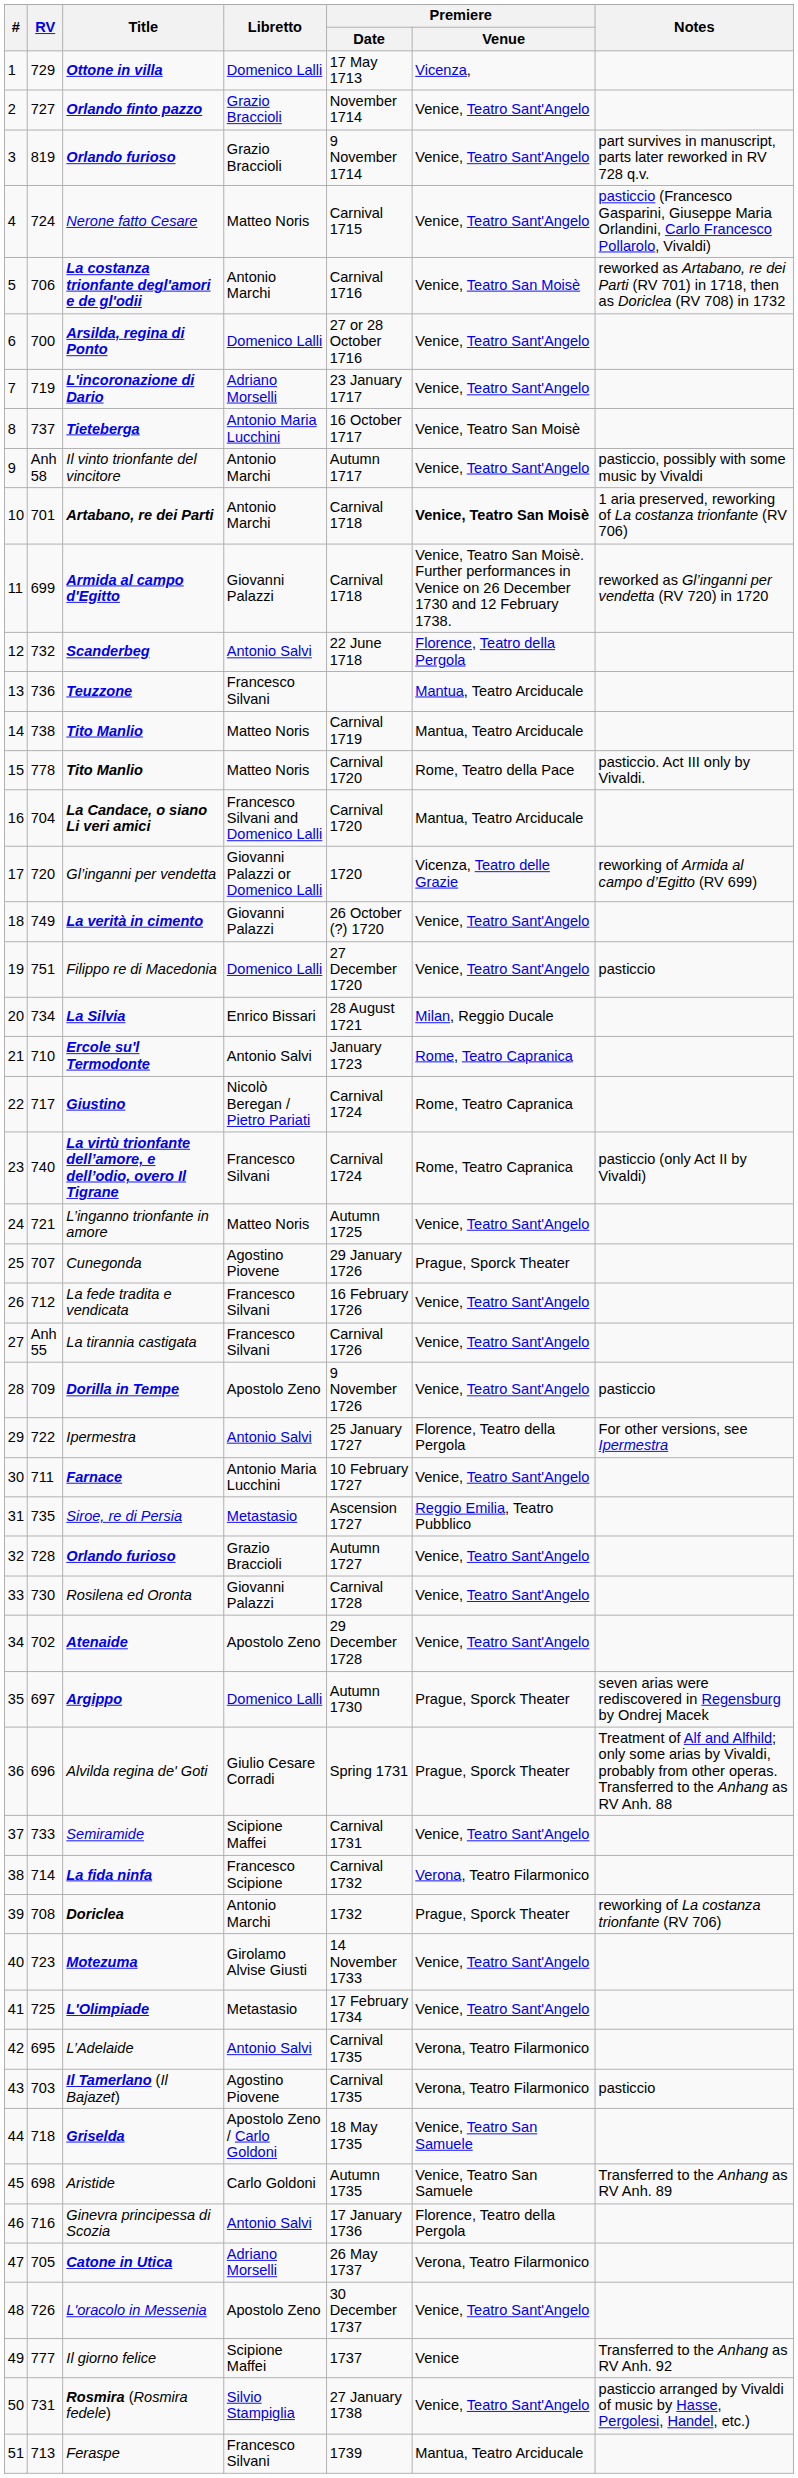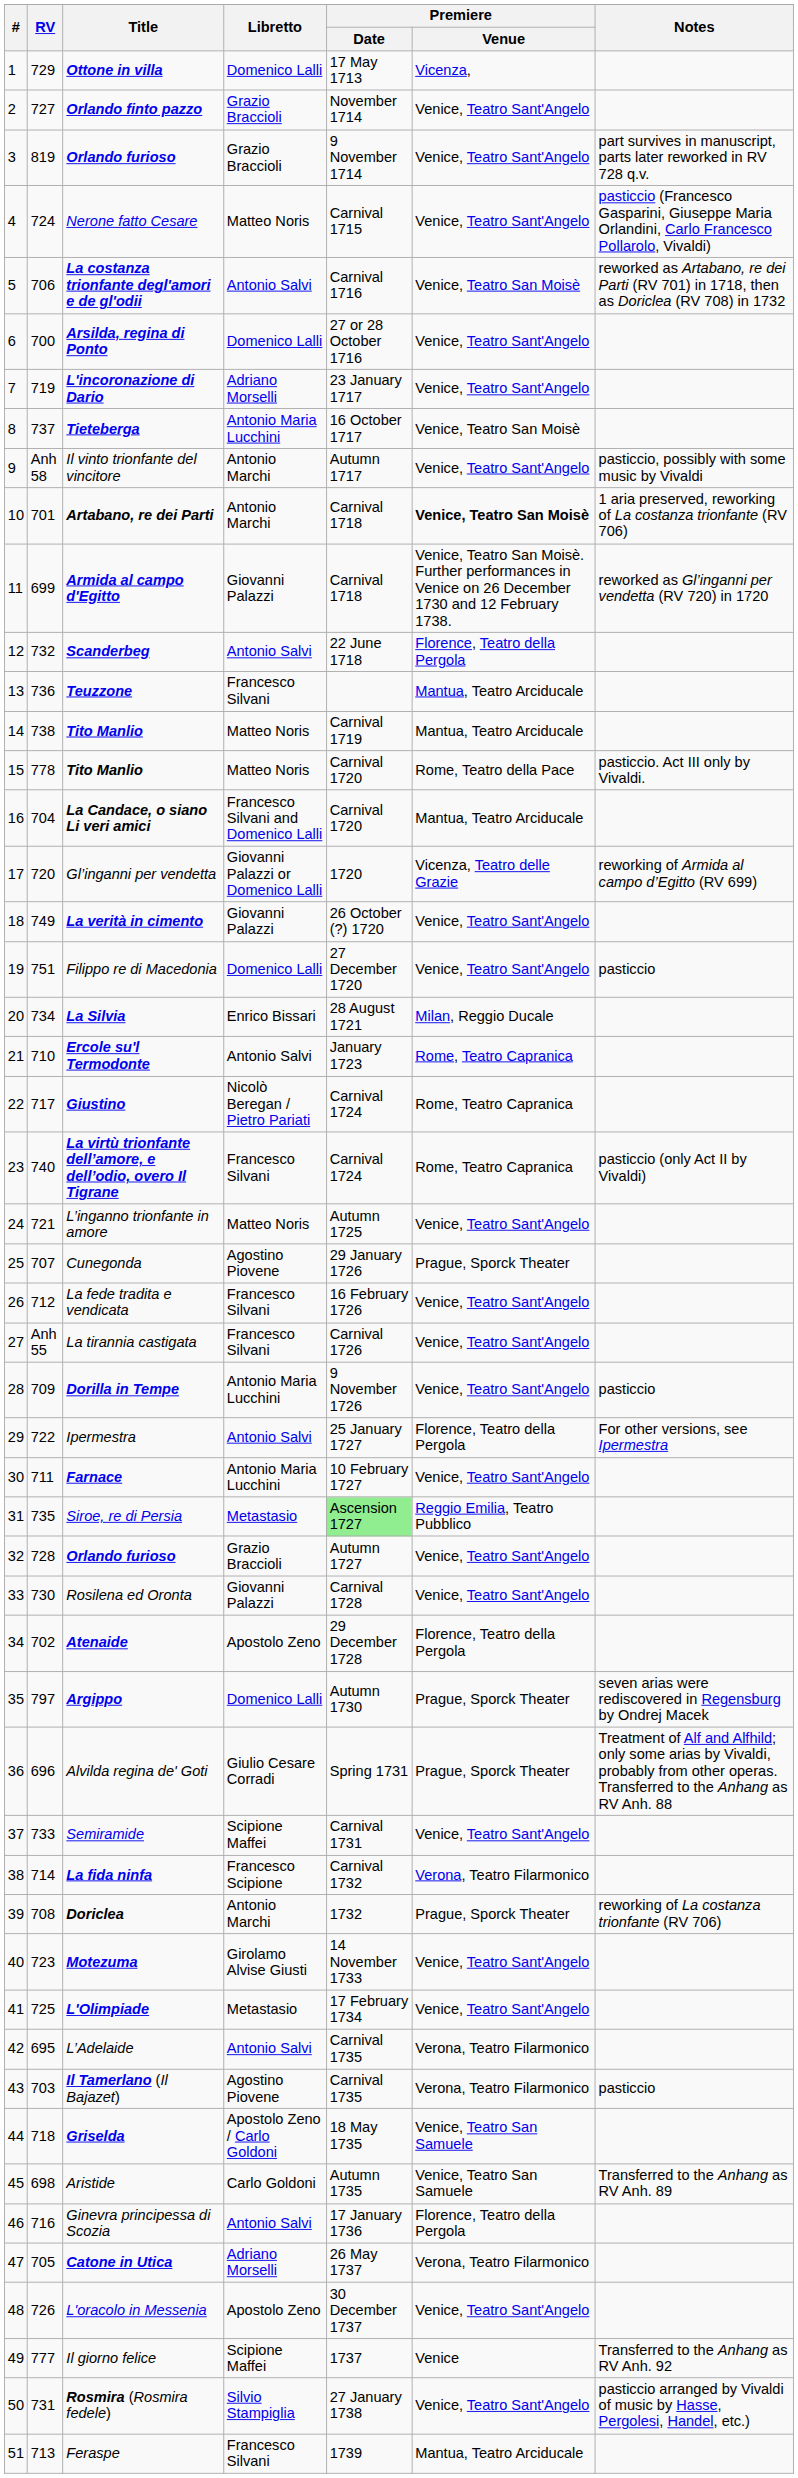(251, 285) Antonio Marchi -> (269, 285) Antonio Salvi
(274, 1390) Apostolo Zeno -> (272, 1390) Antonio Maria Lucchini
(363, 1516) no background -> (363, 1516) lightgreen background
(502, 1643) Venice, Teatro Sant'Angelo -> (485, 1643) Florence, Teatro della Pergola
(43, 1699) 697 -> (43, 1699) 797
